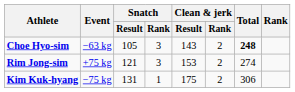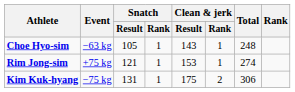(159, 46) 3 -> (159, 46) 1
(220, 46) 2 -> (220, 46) 1
(248, 46) bold -> (248, 46) normal
(159, 62) 3 -> (159, 62) 1
(220, 62) 2 -> (220, 62) 1
